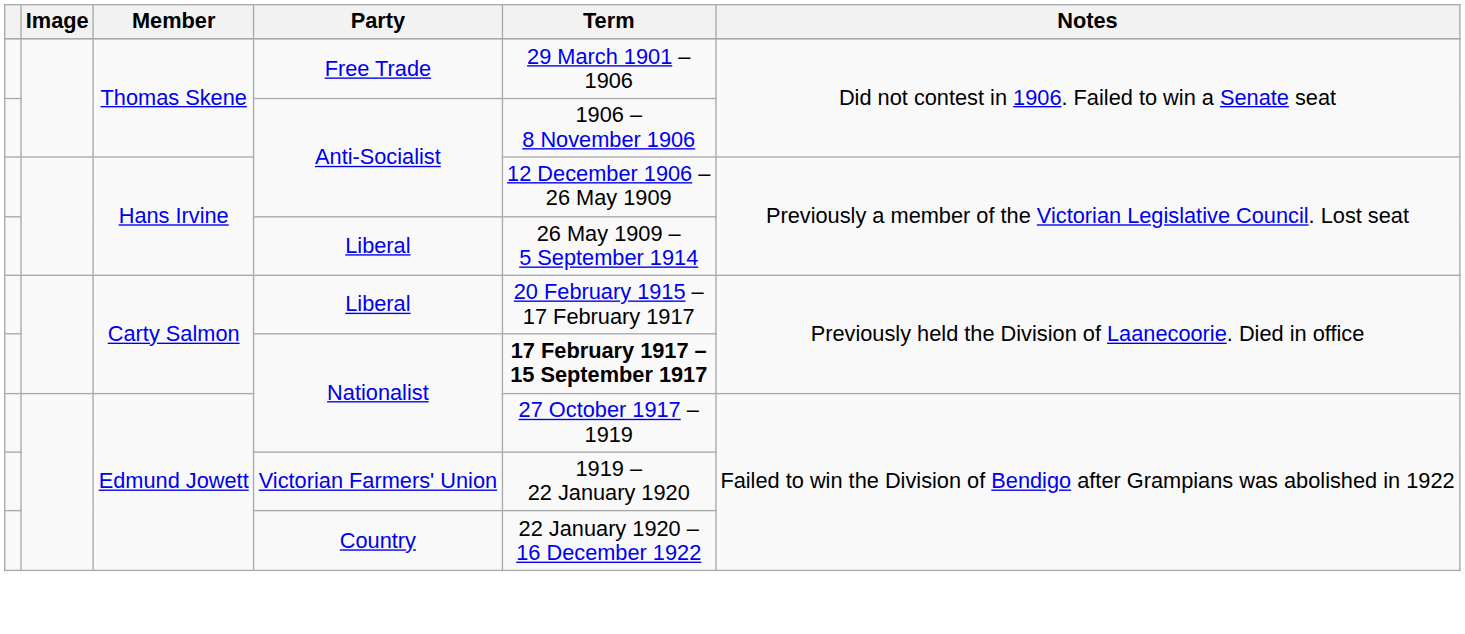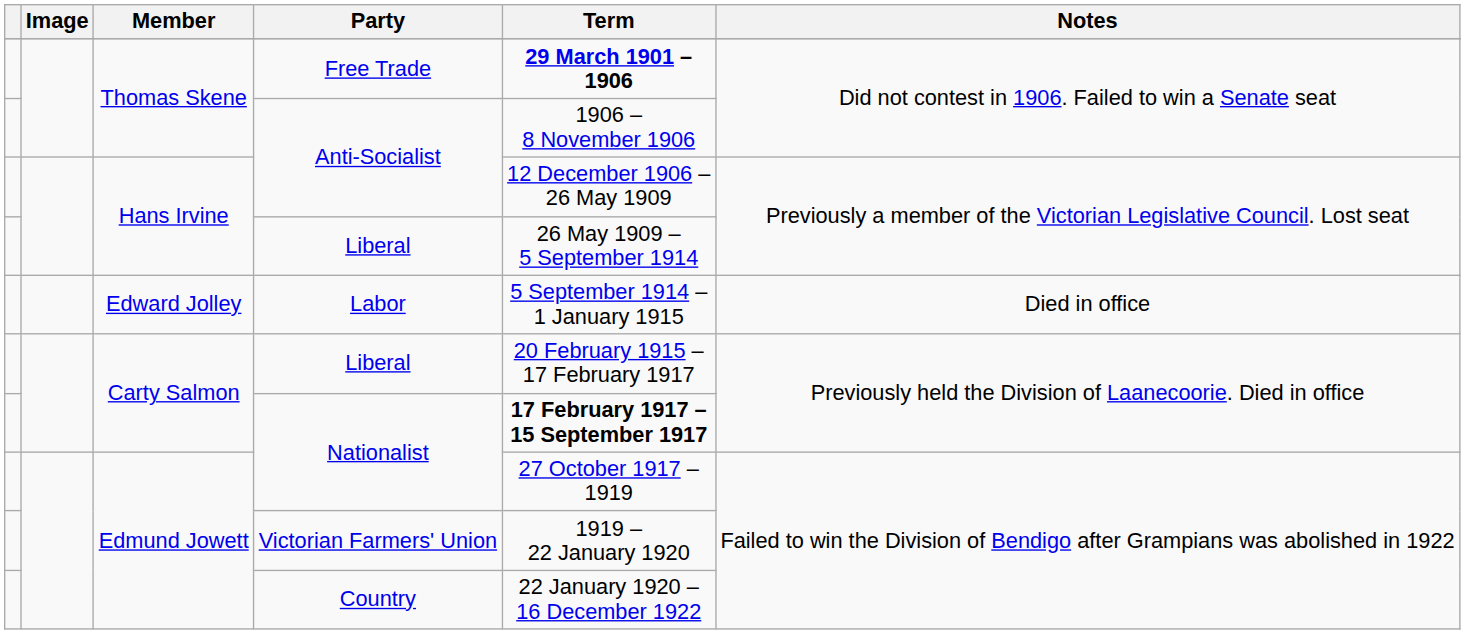(609, 68) normal -> (609, 68) bold
+ row: (174, 304)
